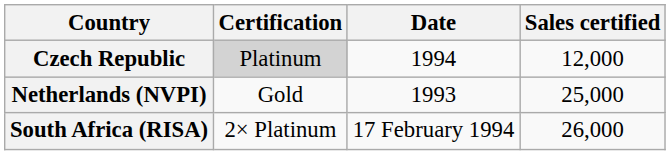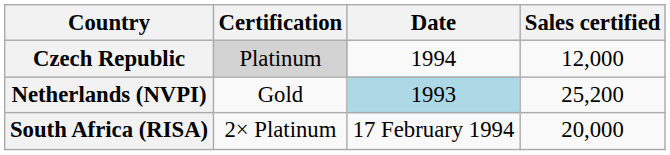(433, 94) no background -> (433, 94) lightblue background
(593, 94) 25,000 -> (593, 94) 25,200
(593, 130) 26,000 -> (593, 130) 20,000
